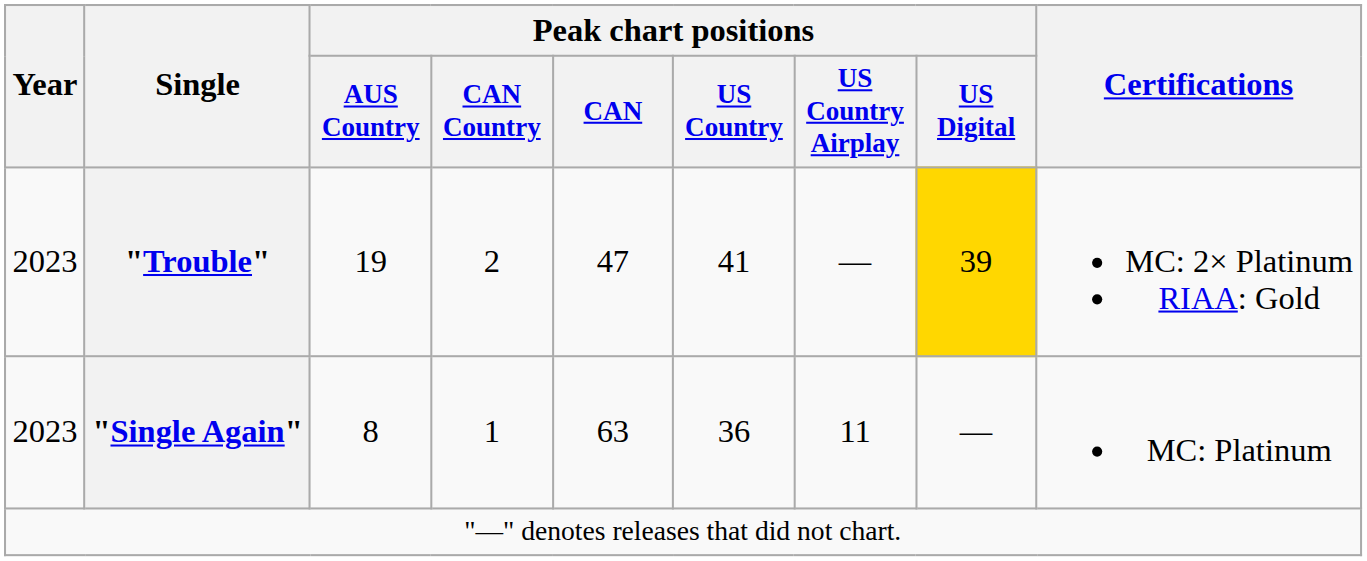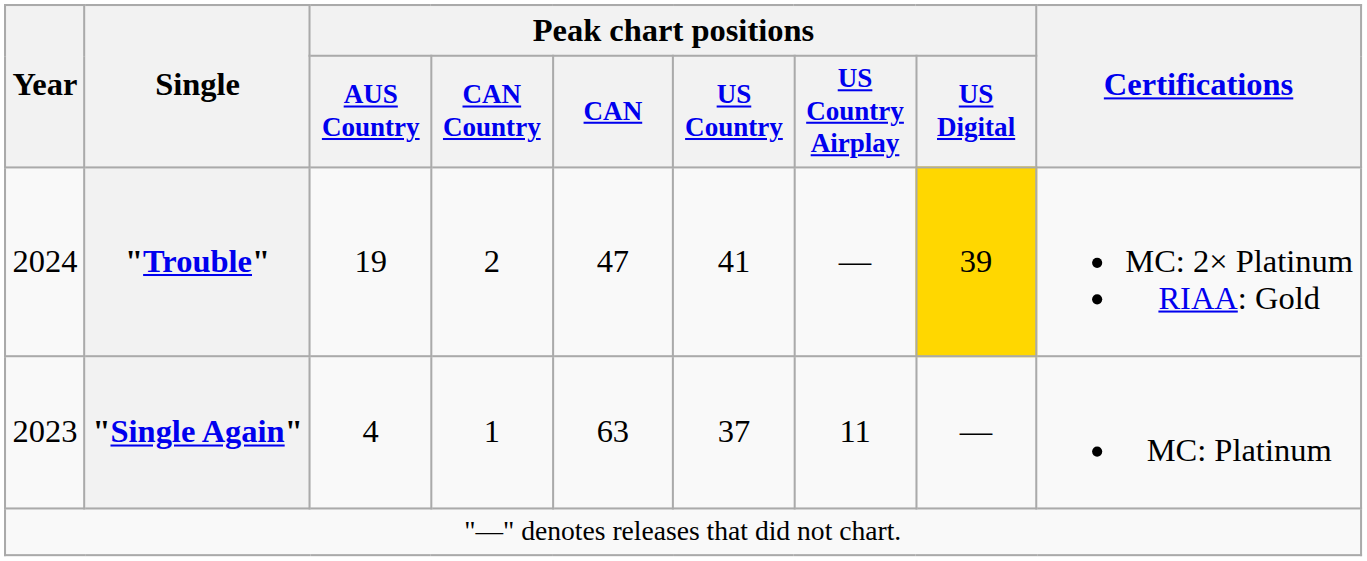(45, 261) 2023 -> (45, 261) 2024
(371, 432) 8 -> (371, 432) 4
(734, 432) 36 -> (734, 432) 37
